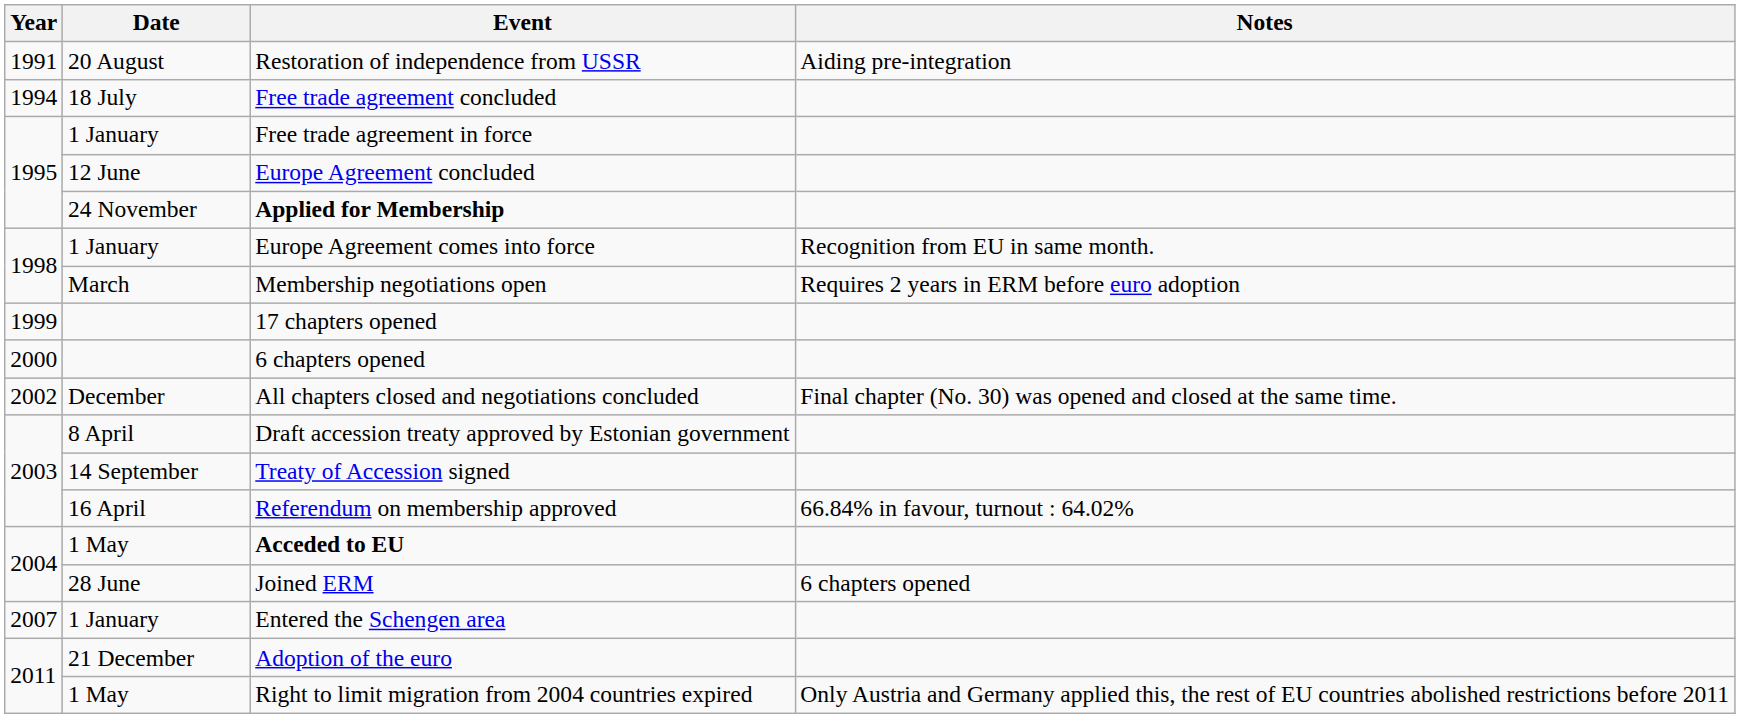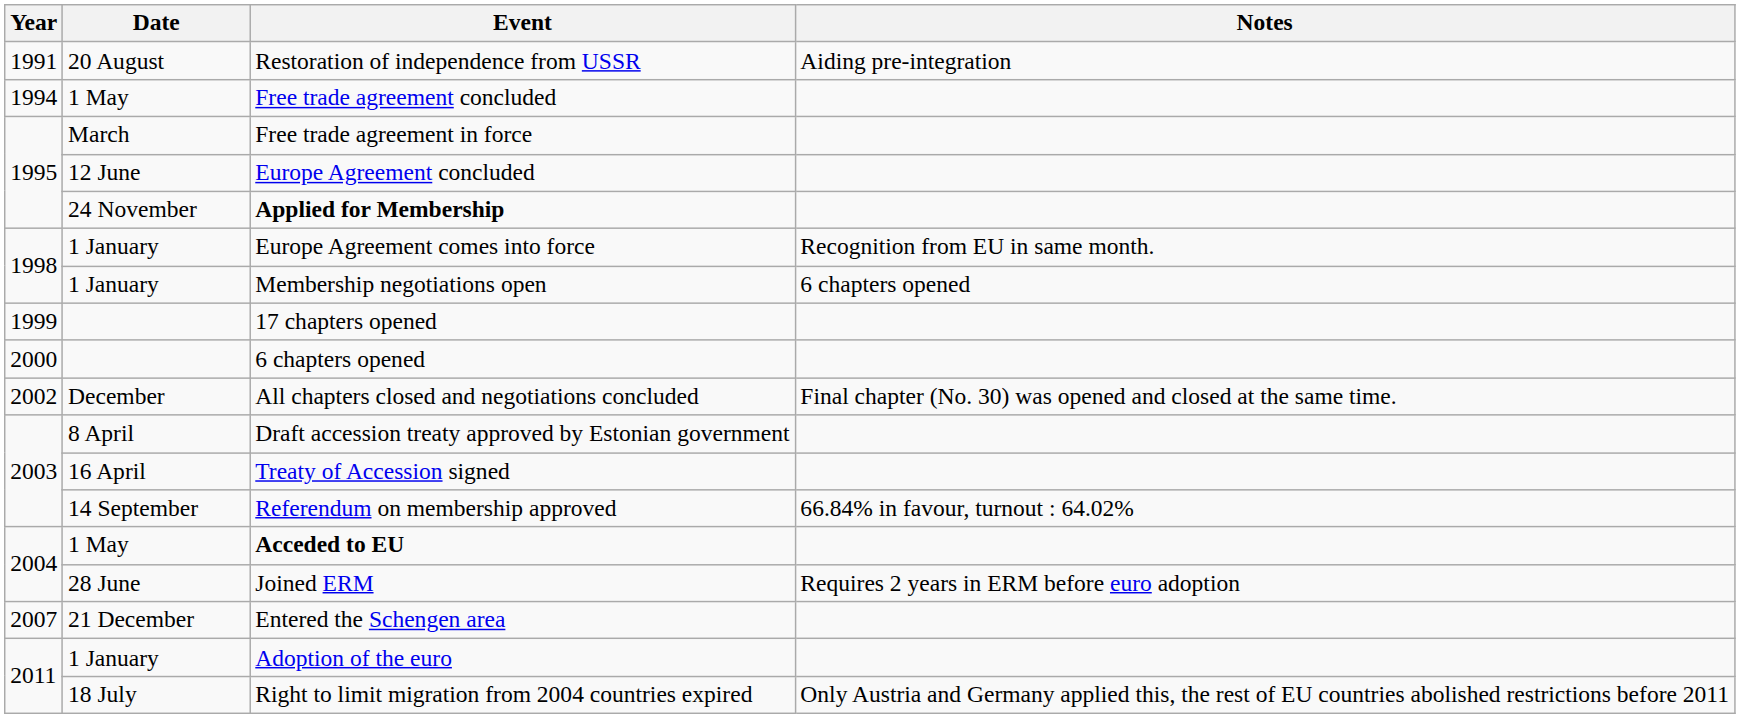(102, 97) 18 July -> (98, 97) 1 May
(113, 135) 1 January -> (99, 135) March
(99, 284) March -> (113, 284) 1 January
(1020, 284) Requires 2 years in ERM before euro adoption -> (885, 284) 6 chapters opened
(133, 470) 14 September -> (107, 470) 16 April
(107, 508) 16 April -> (133, 508) 14 September
(885, 582) 6 chapters opened -> (1020, 582) Requires 2 years in ERM before euro adoption
(113, 619) 1 January -> (131, 619) 21 December
(131, 657) 21 December -> (113, 657) 1 January
(98, 694) 1 May -> (102, 694) 18 July
